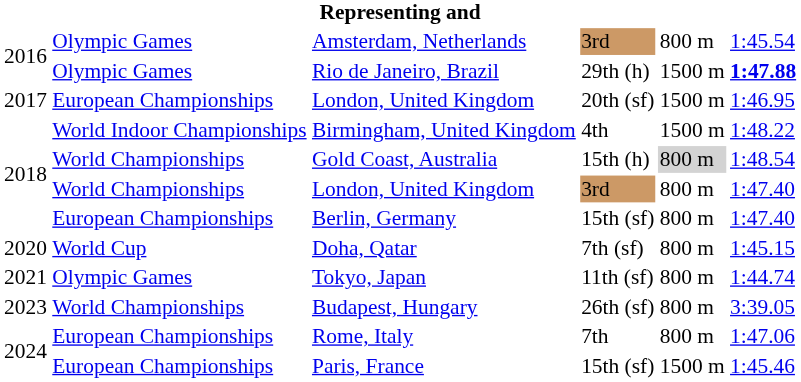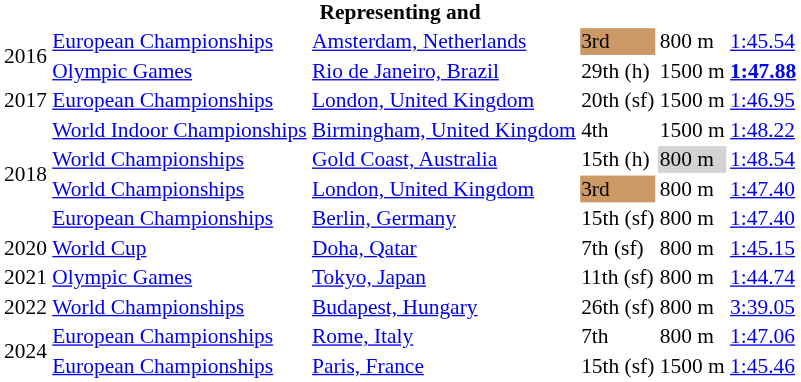(122, 41) Olympic Games -> (163, 41) European Championships
(25, 306) 2023 -> (25, 306) 2022
